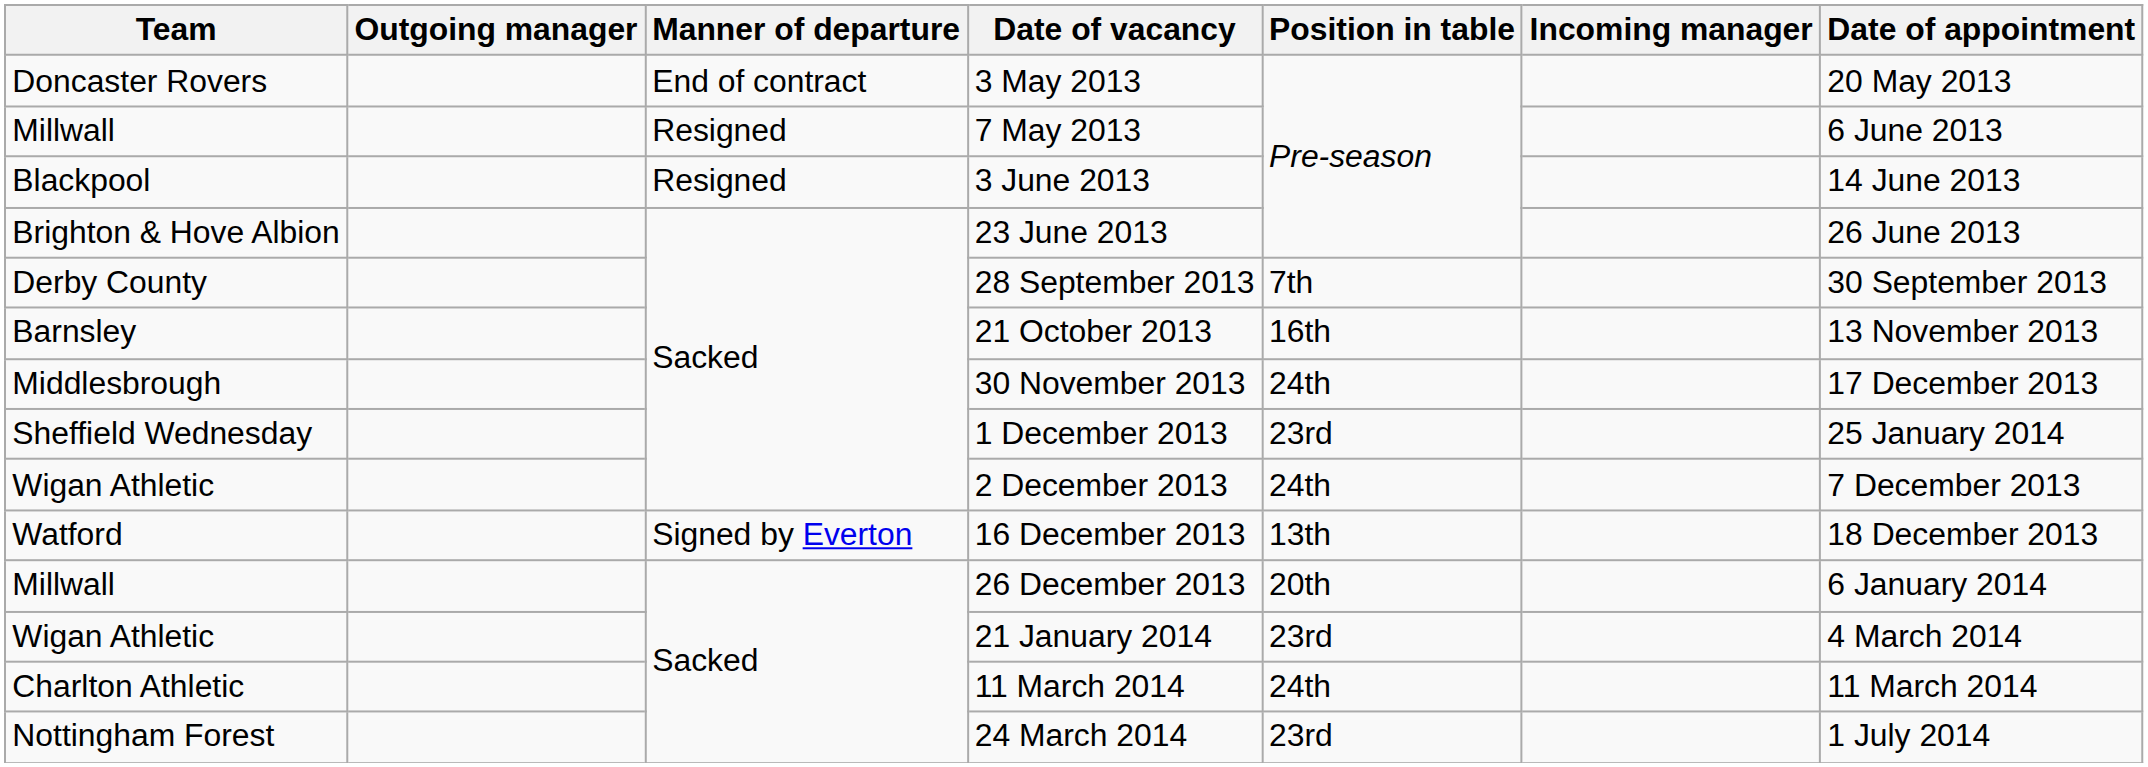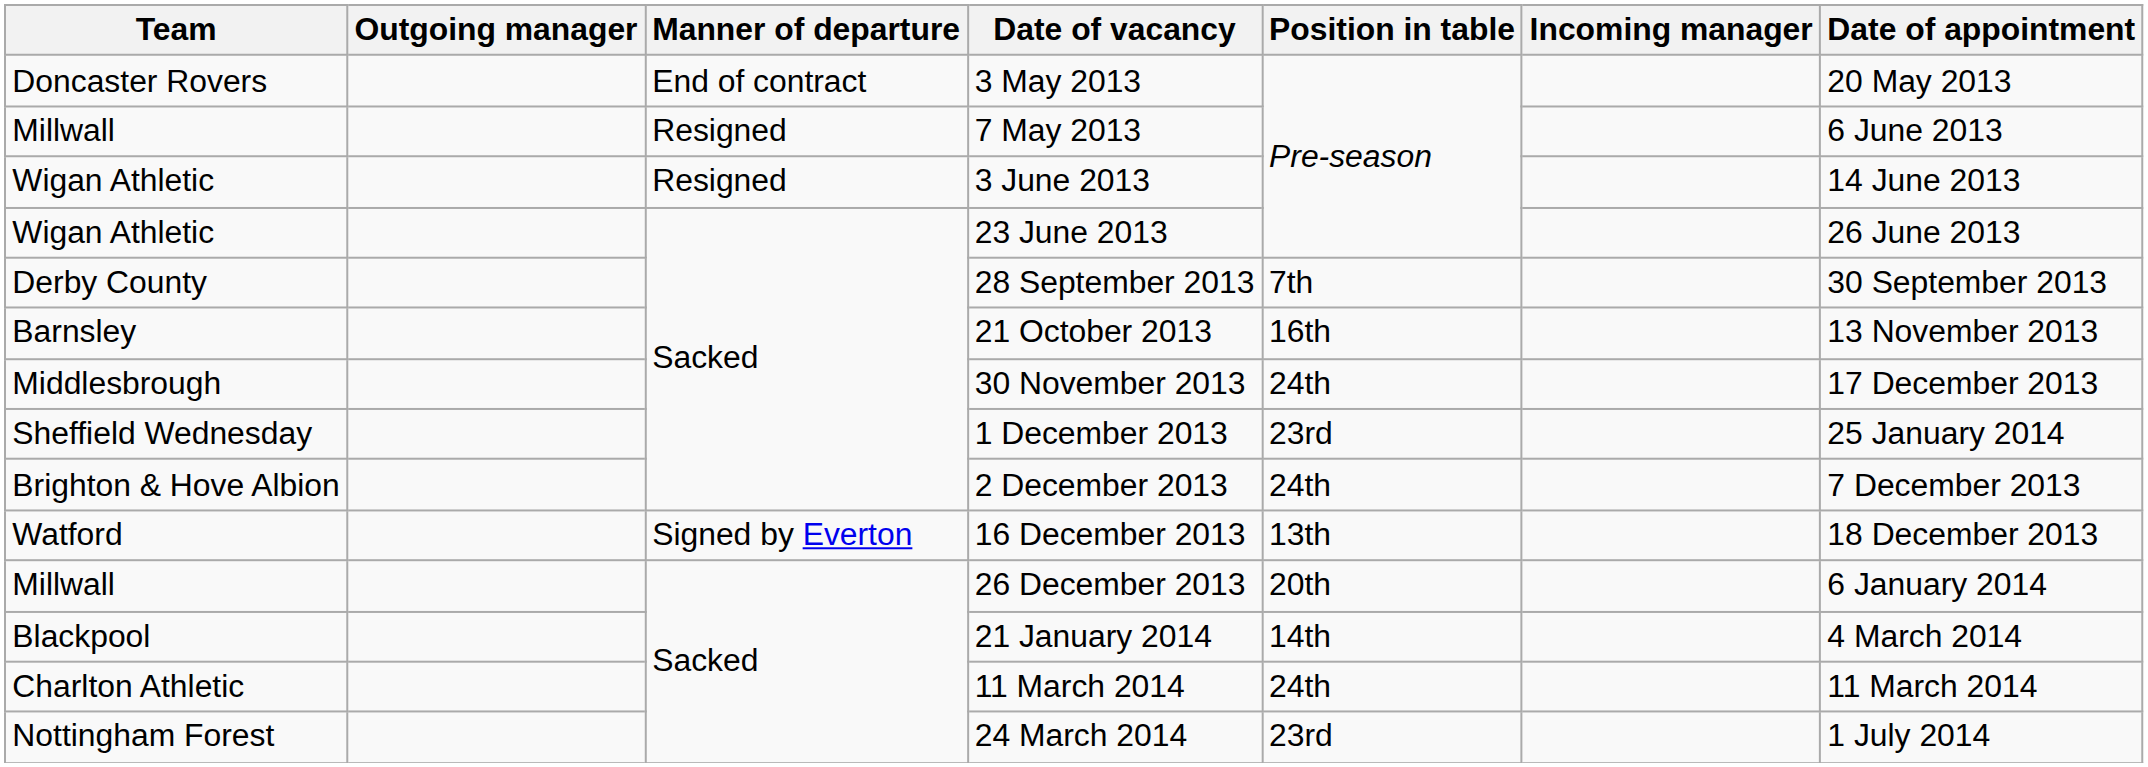(81, 181) Blackpool -> (113, 181) Wigan Athletic
(176, 231) Brighton & Hove Albion -> (113, 231) Wigan Athletic
(113, 484) Wigan Athletic -> (176, 484) Brighton & Hove Albion
(113, 635) Wigan Athletic -> (81, 635) Blackpool
(1301, 635) 23rd -> (1300, 635) 14th
